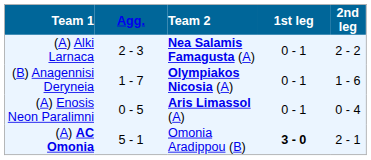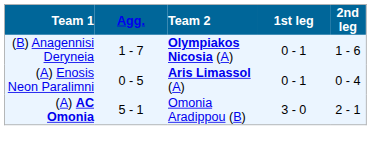- row: (71, 50)
(294, 139) bold -> (294, 109) normal
